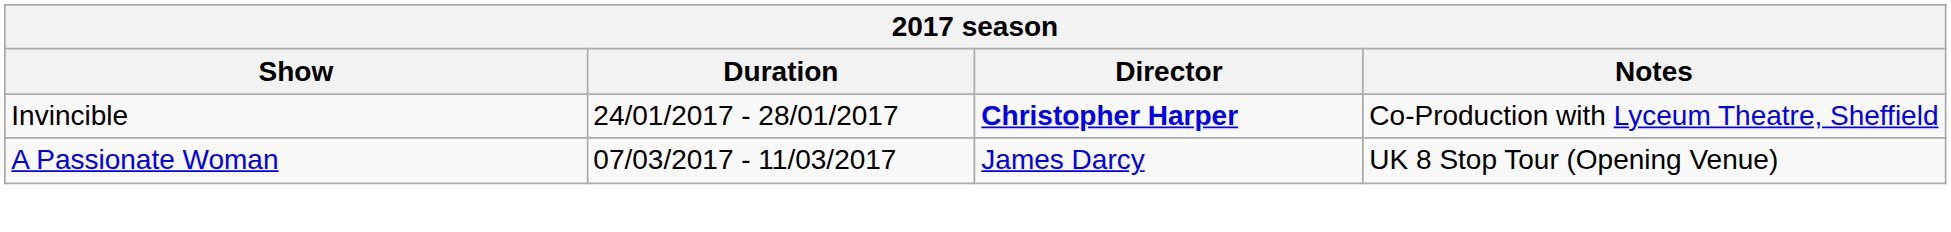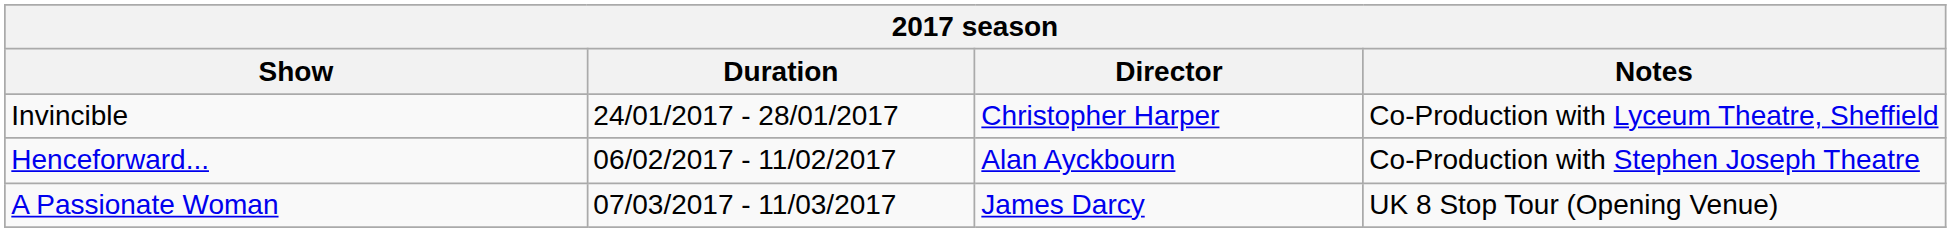(1110, 115) bold -> (1100, 115) normal
+ row: (110, 159)
